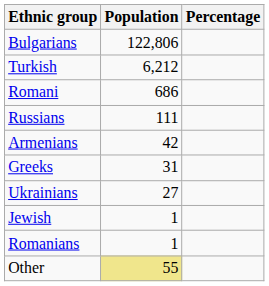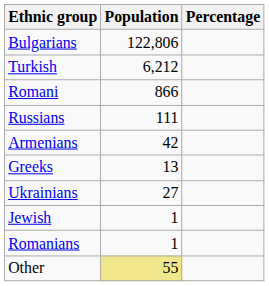(167, 92) 686 -> (167, 92) 866
(171, 167) 31 -> (171, 167) 13
